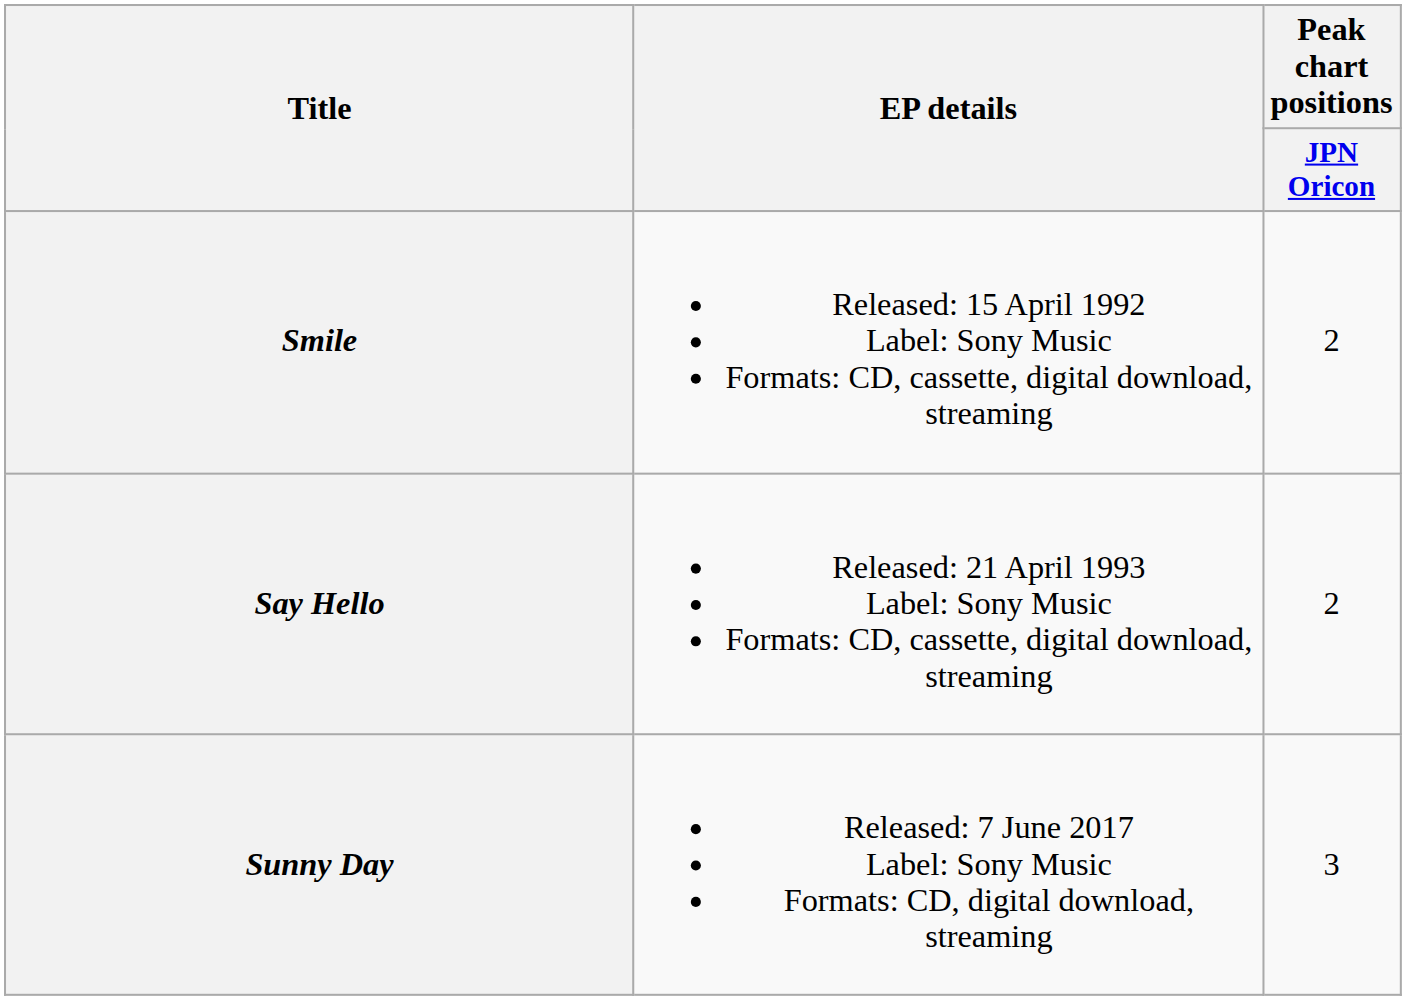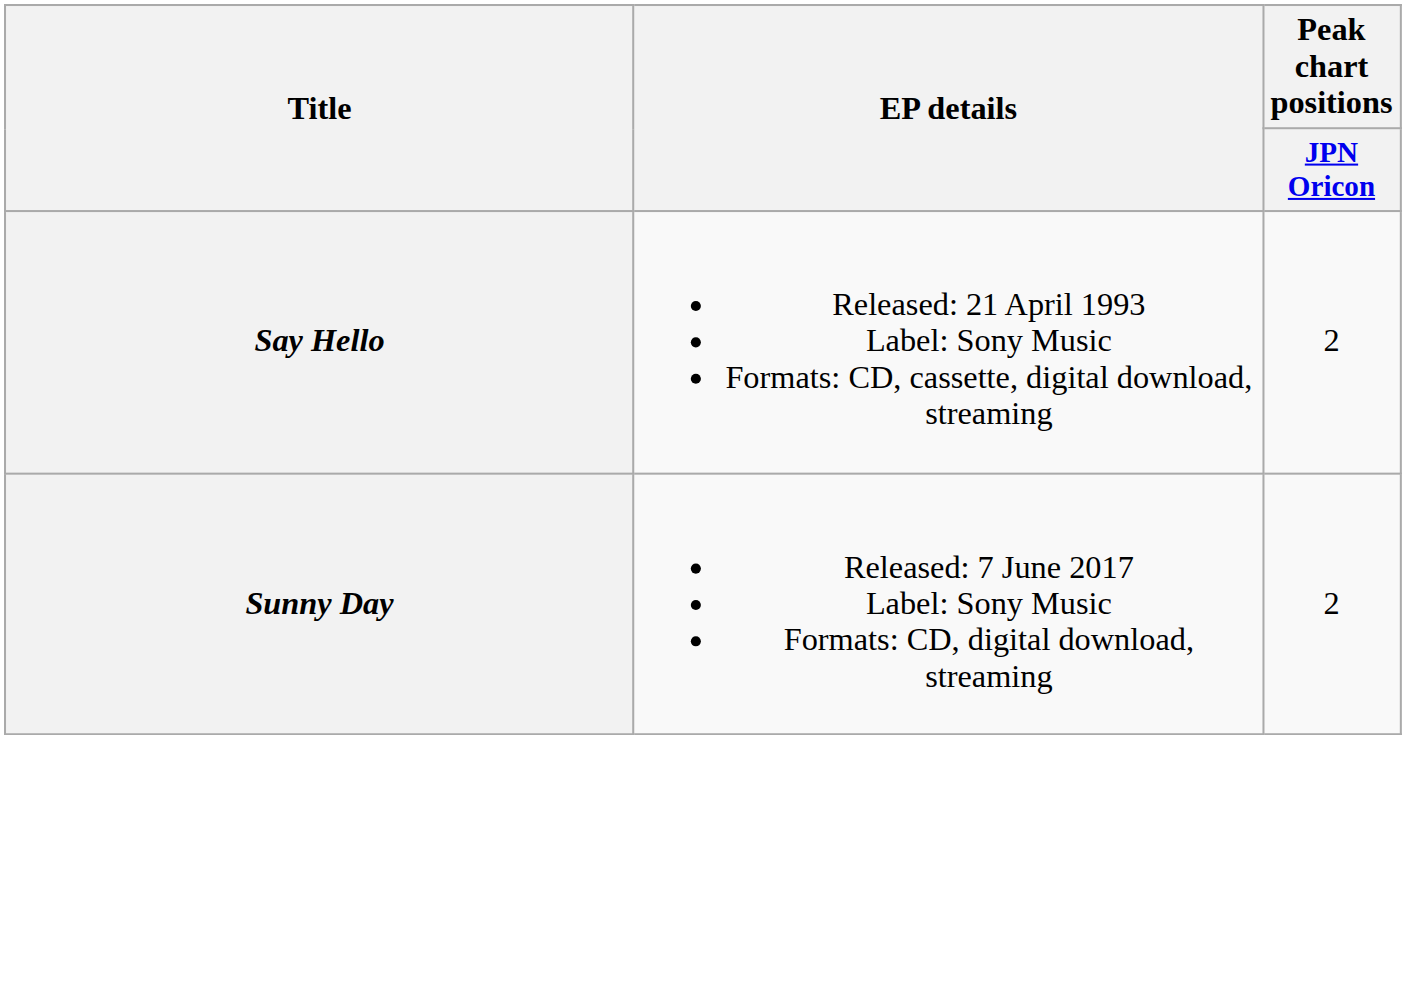- row: (319, 341)
(1331, 864) 3 -> (1331, 602) 2
